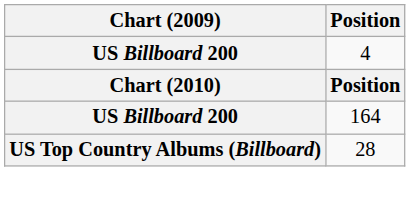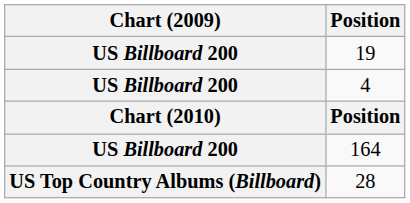+ row: (365, 52)
